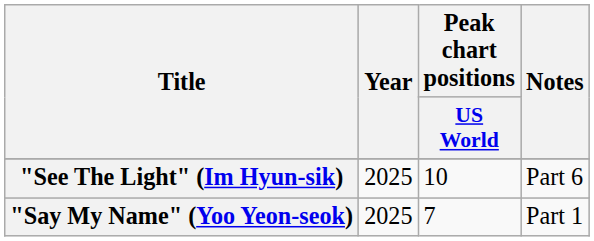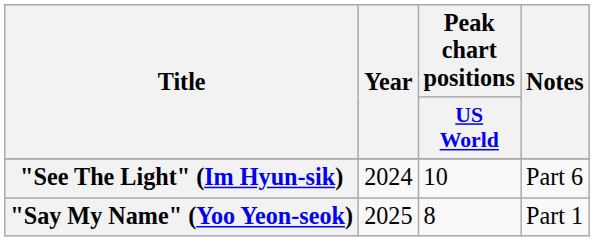(388, 177) 2025 -> (388, 177) 2024
(430, 216) 7 -> (430, 216) 8
